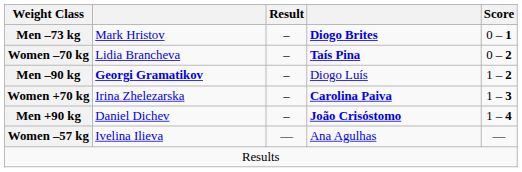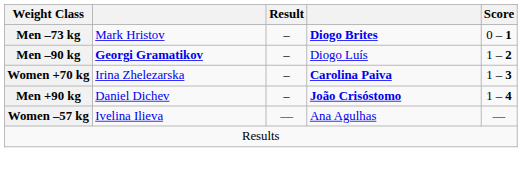- row: (48, 55)
